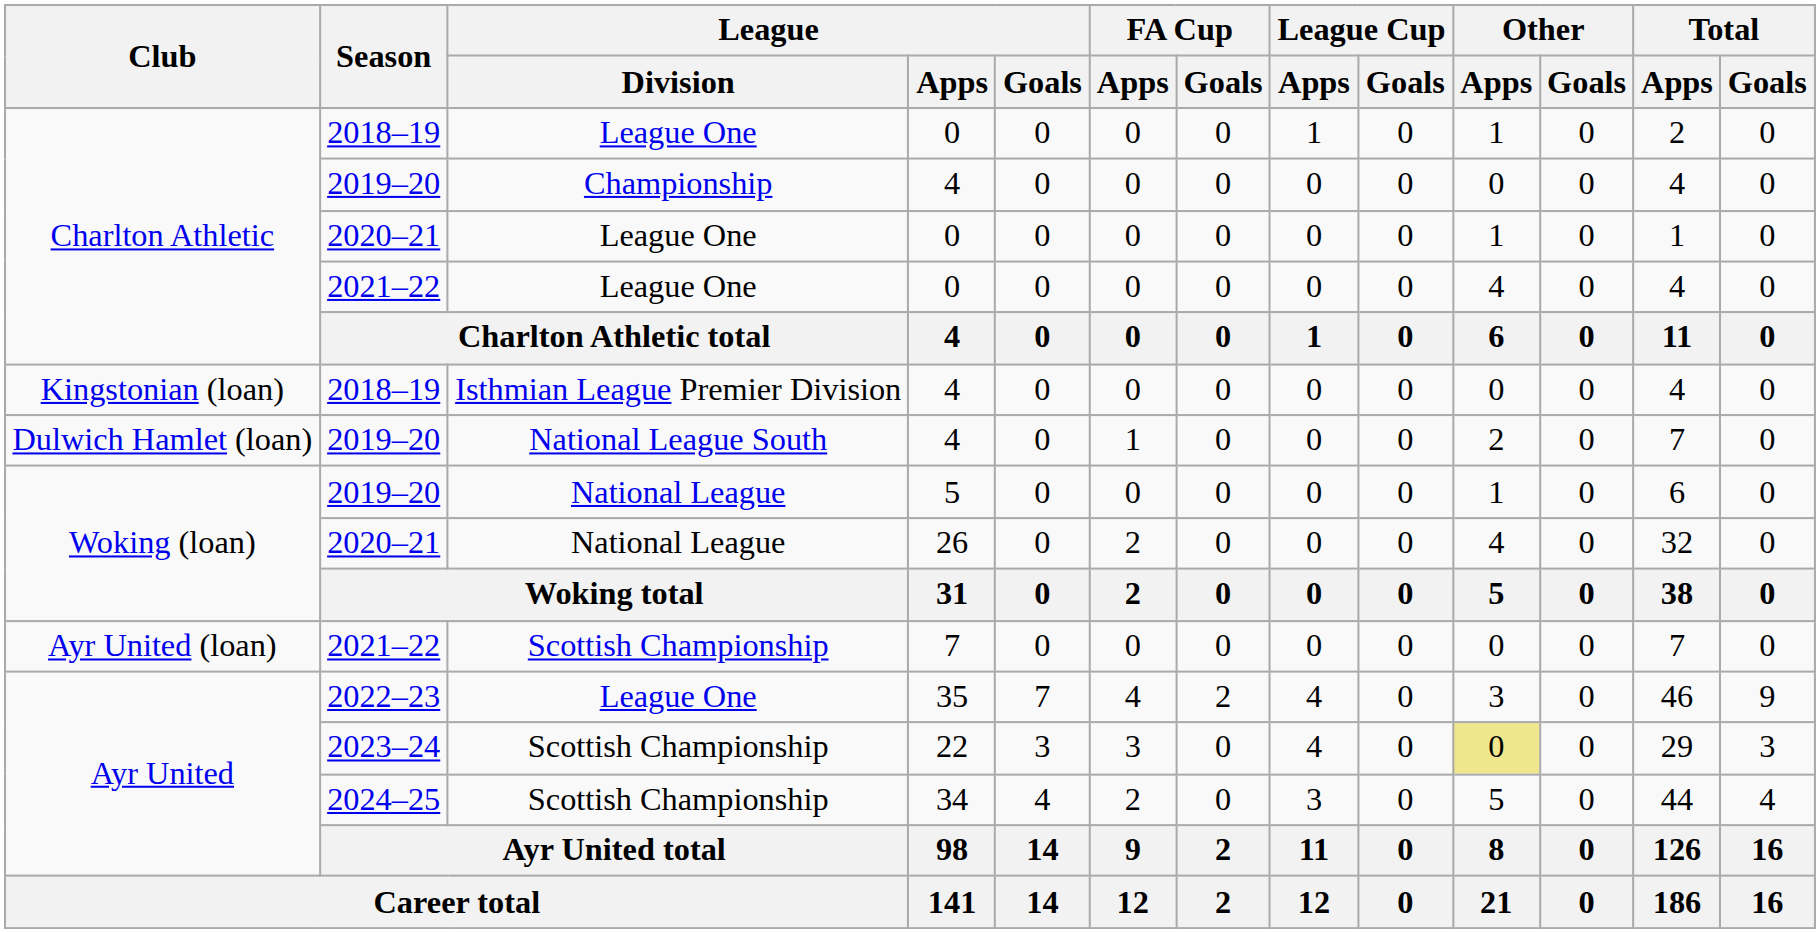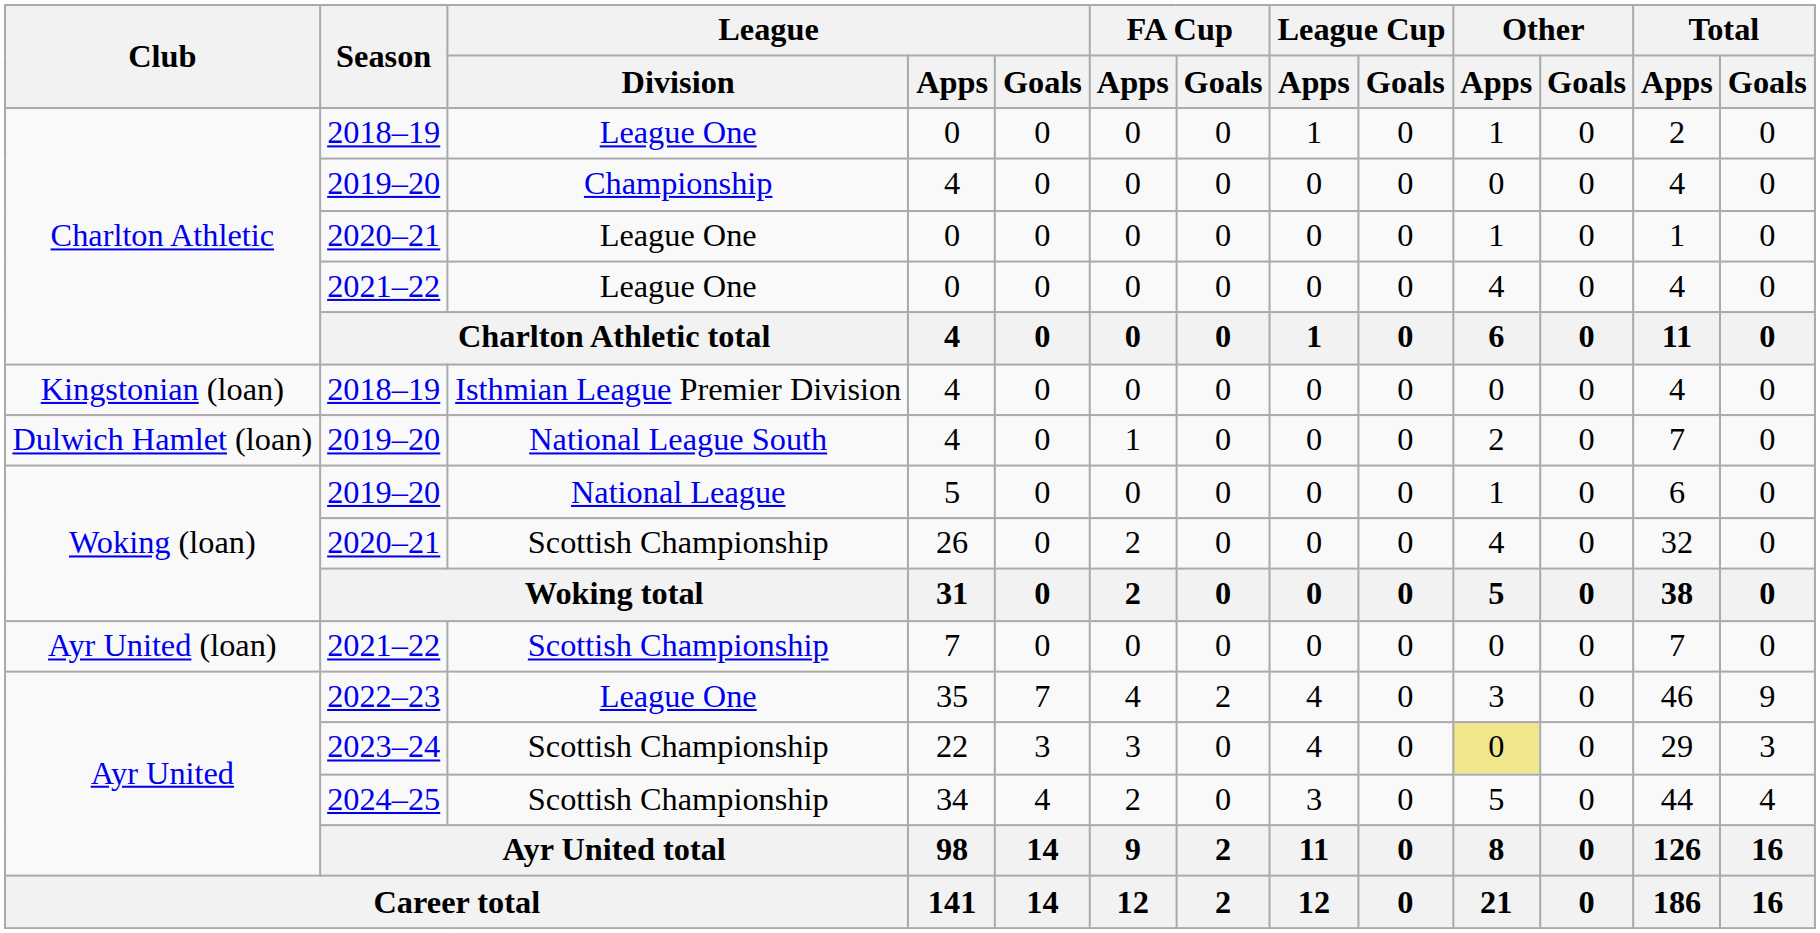(678, 542) National League -> (678, 542) Scottish Championship
